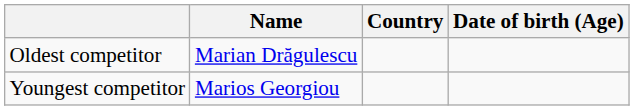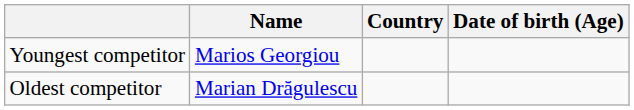rows swapped: (97, 88) <-> (85, 54)
